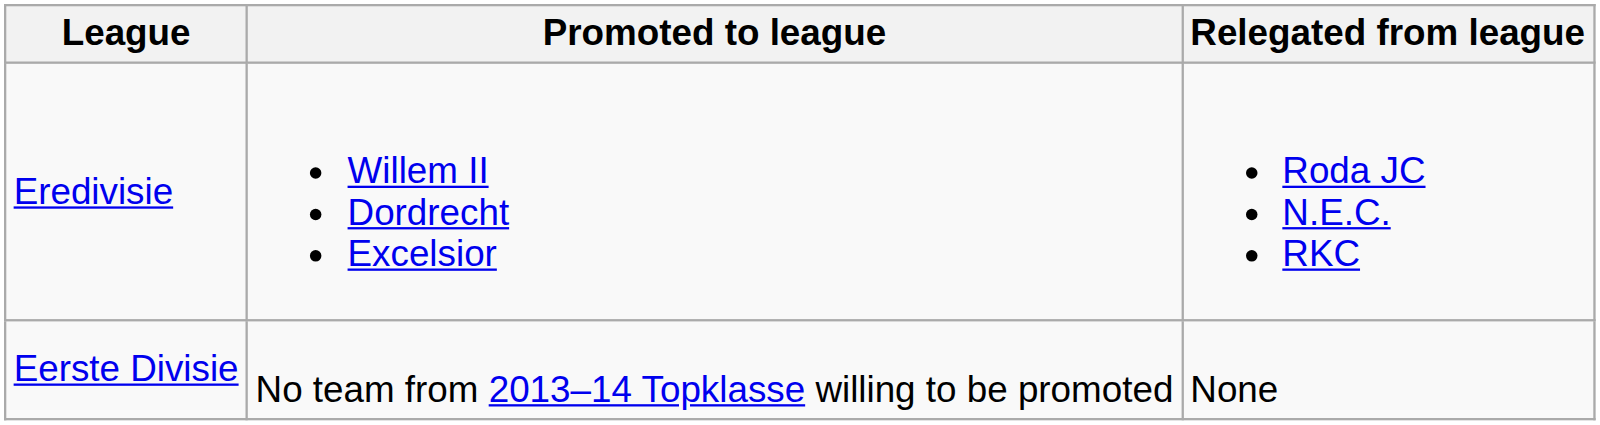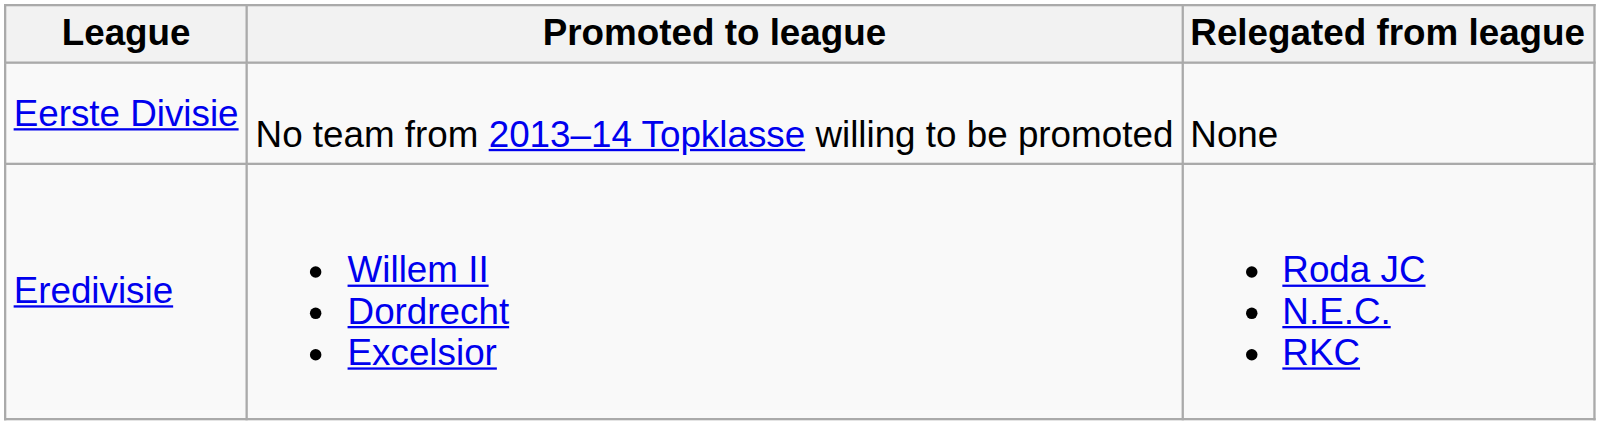rows swapped: (93, 190) <-> (126, 368)
